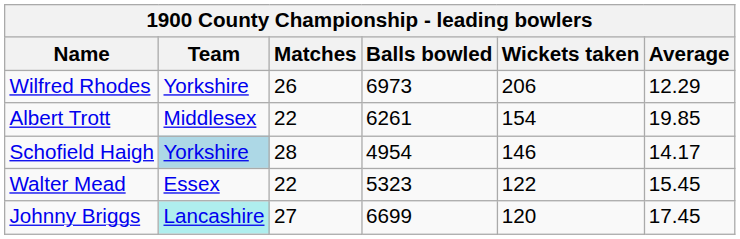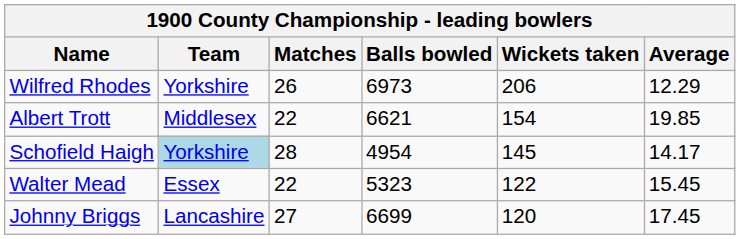(389, 119) 6261 -> (389, 119) 6621
(519, 151) 146 -> (519, 151) 145
(214, 217) paleturquoise background -> (214, 217) no background
